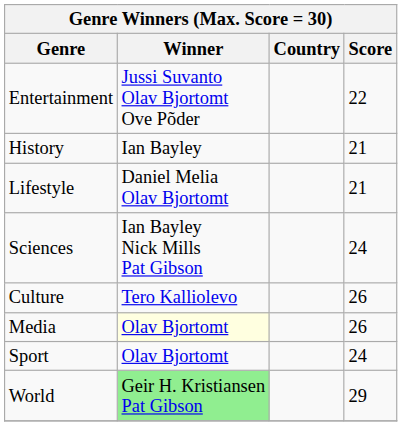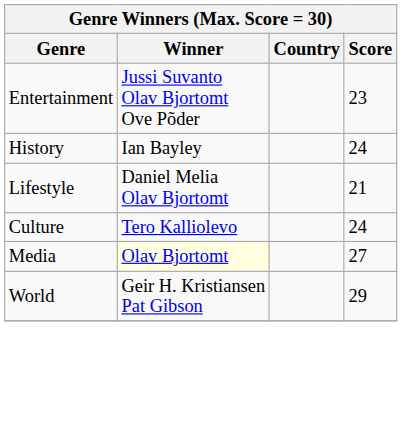(358, 98) 22 -> (358, 98) 23
(358, 148) 21 -> (358, 148) 24
- row: (41, 247)
(358, 297) 26 -> (358, 227) 24
(358, 326) 26 -> (358, 256) 27
- row: (29, 356)
(193, 395) lightgreen background -> (193, 295) no background
